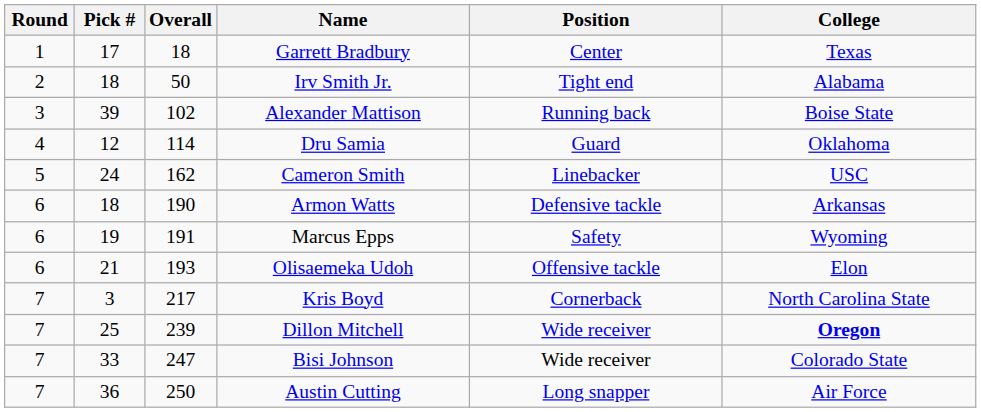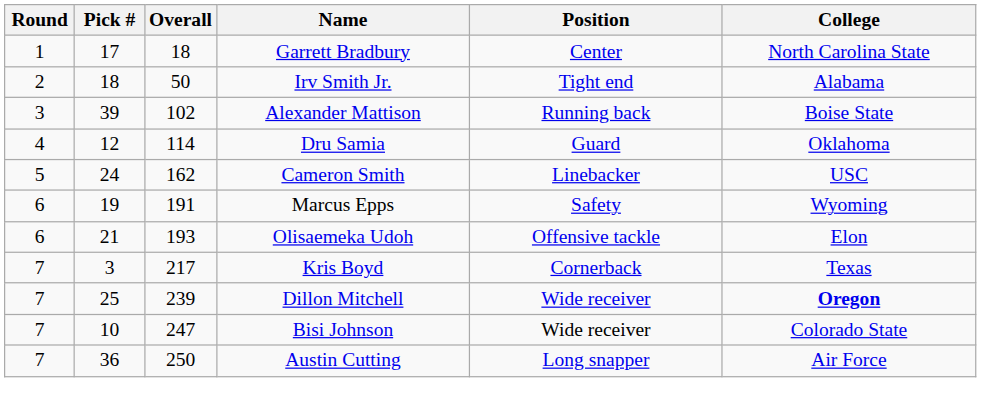(849, 50) Texas -> (849, 50) North Carolina State
- row: (343, 205)
(849, 298) North Carolina State -> (849, 267) Texas
(110, 360) 33 -> (110, 329) 10
